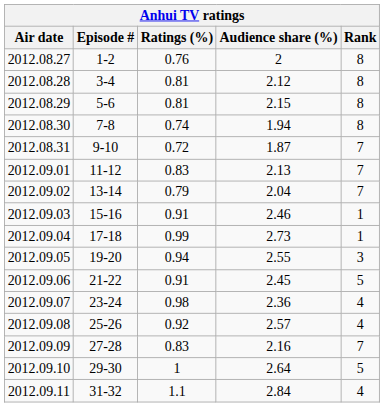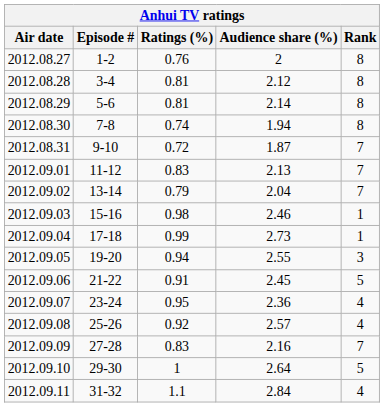(278, 103) 2.15 -> (278, 103) 2.14
(177, 214) 0.91 -> (177, 214) 0.98
(177, 302) 0.98 -> (177, 302) 0.95
